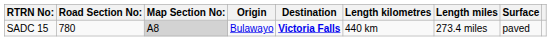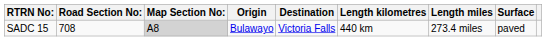(67, 28) 780 -> (67, 28) 708
(309, 28) bold -> (307, 28) normal
